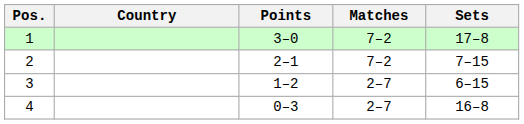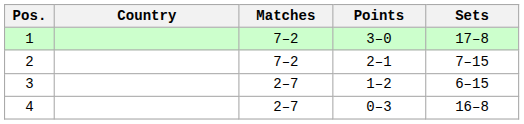columns swapped: (286, 16) <-> (379, 16)
